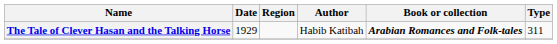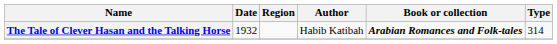(246, 30) 1929 -> (246, 30) 1932
(535, 30) 311 -> (536, 30) 314
